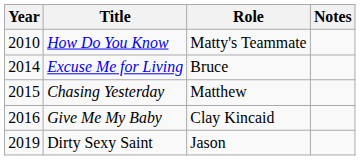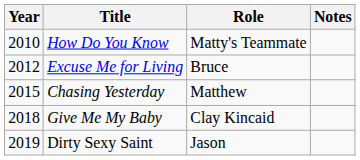(24, 67) 2014 -> (24, 67) 2012
(24, 117) 2016 -> (24, 117) 2018
